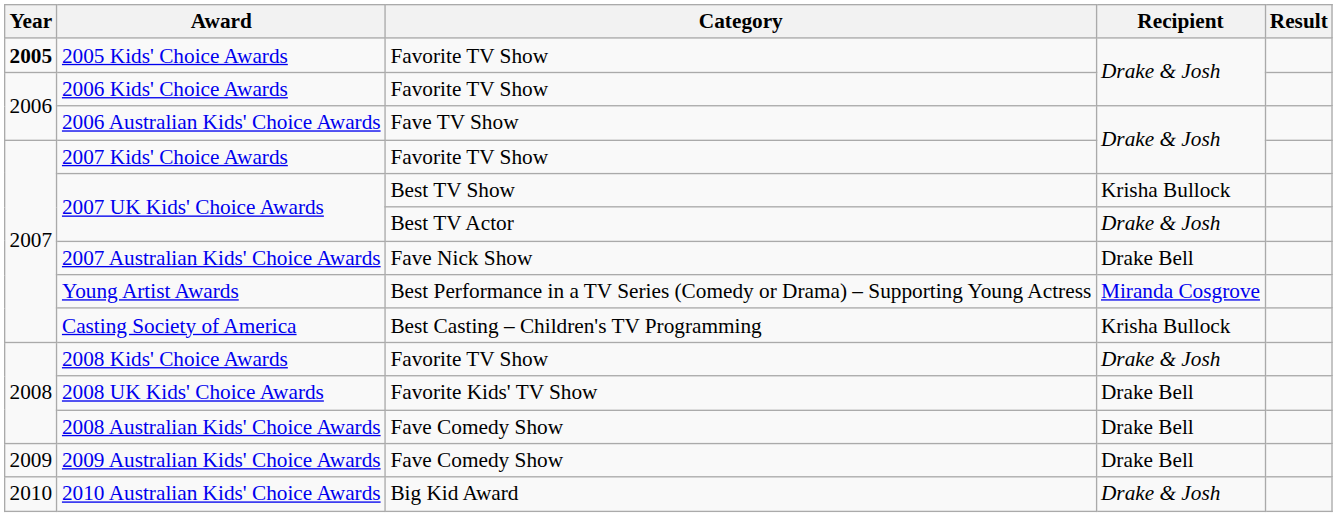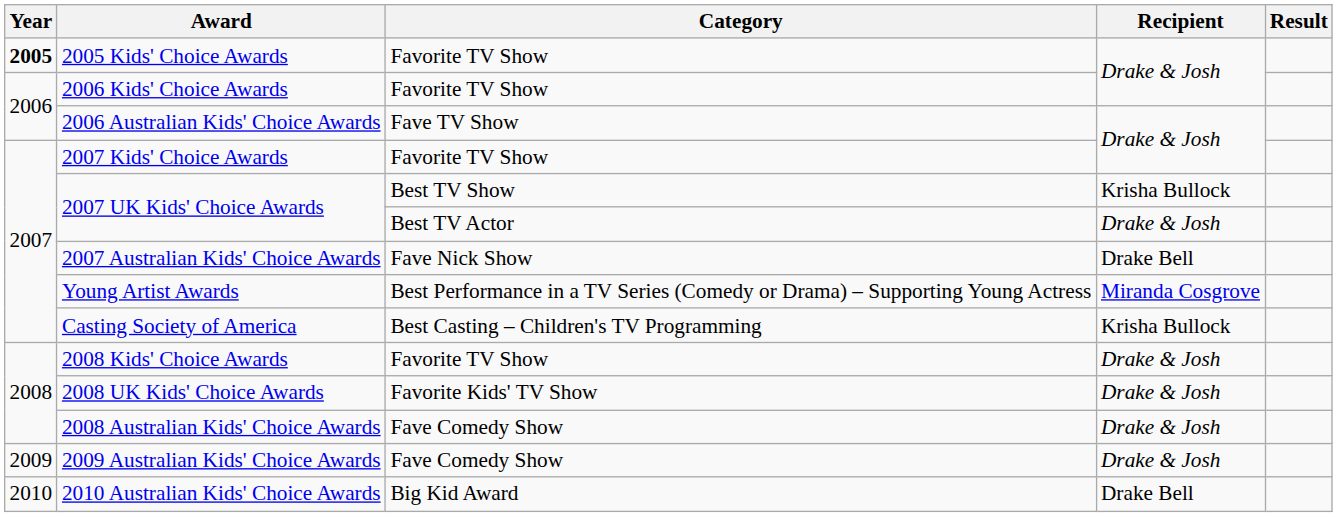(1147, 392) Drake Bell -> (1161, 392) Drake & Josh
(1147, 426) Drake Bell -> (1161, 426) Drake & Josh
(1147, 460) Drake Bell -> (1161, 460) Drake & Josh
(1161, 493) Drake & Josh -> (1147, 493) Drake Bell
